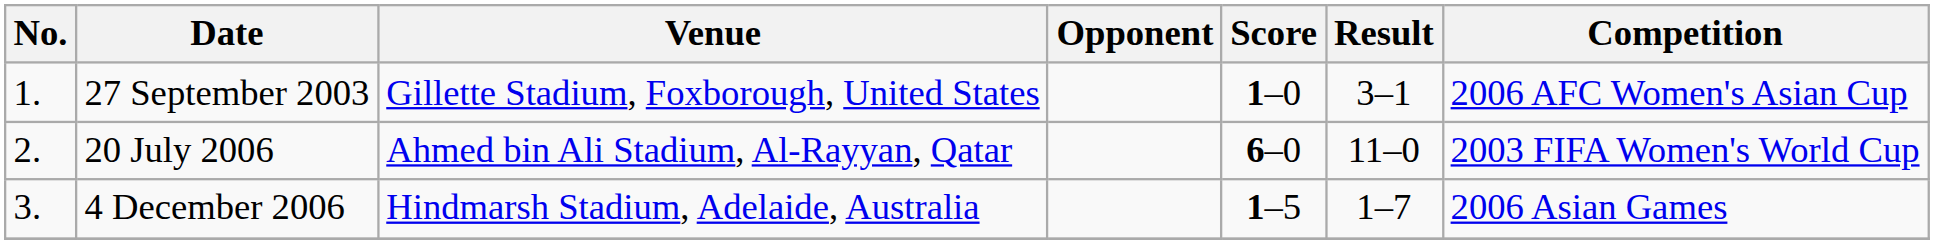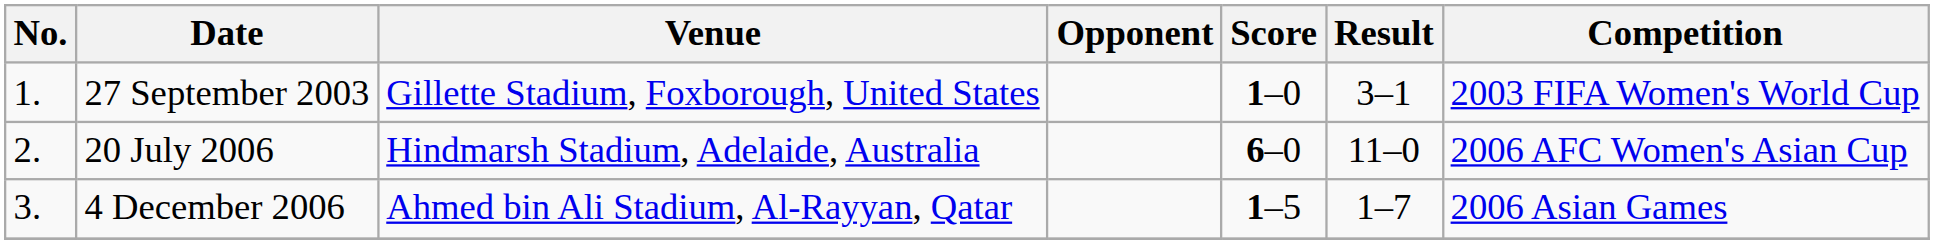(1679, 91) 2006 AFC Women's Asian Cup -> (1685, 91) 2003 FIFA Women's World Cup
(699, 149) Ahmed bin Ali Stadium, Al-Rayyan, Qatar -> (683, 149) Hindmarsh Stadium, Adelaide, Australia
(1685, 149) 2003 FIFA Women's World Cup -> (1679, 149) 2006 AFC Women's Asian Cup
(683, 207) Hindmarsh Stadium, Adelaide, Australia -> (699, 207) Ahmed bin Ali Stadium, Al-Rayyan, Qatar
